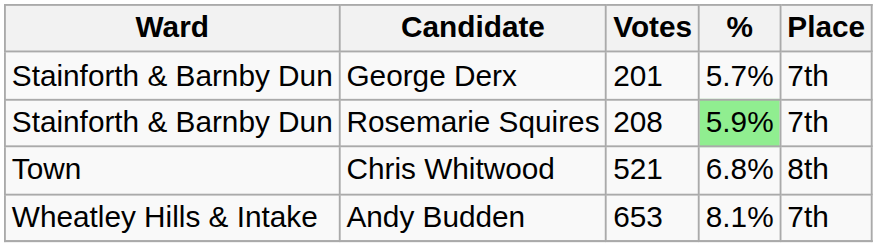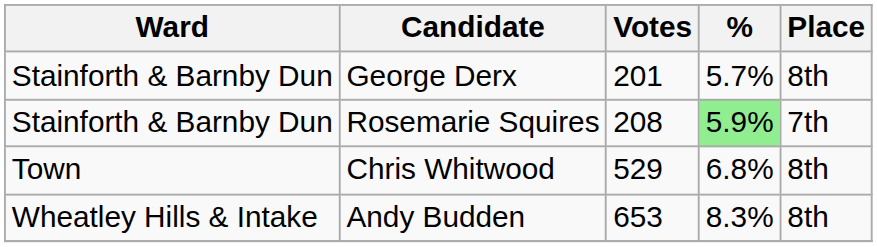(808, 75) 7th -> (808, 75) 8th
(638, 169) 521 -> (638, 169) 529
(740, 216) 8.1% -> (740, 216) 8.3%
(808, 216) 7th -> (808, 216) 8th
